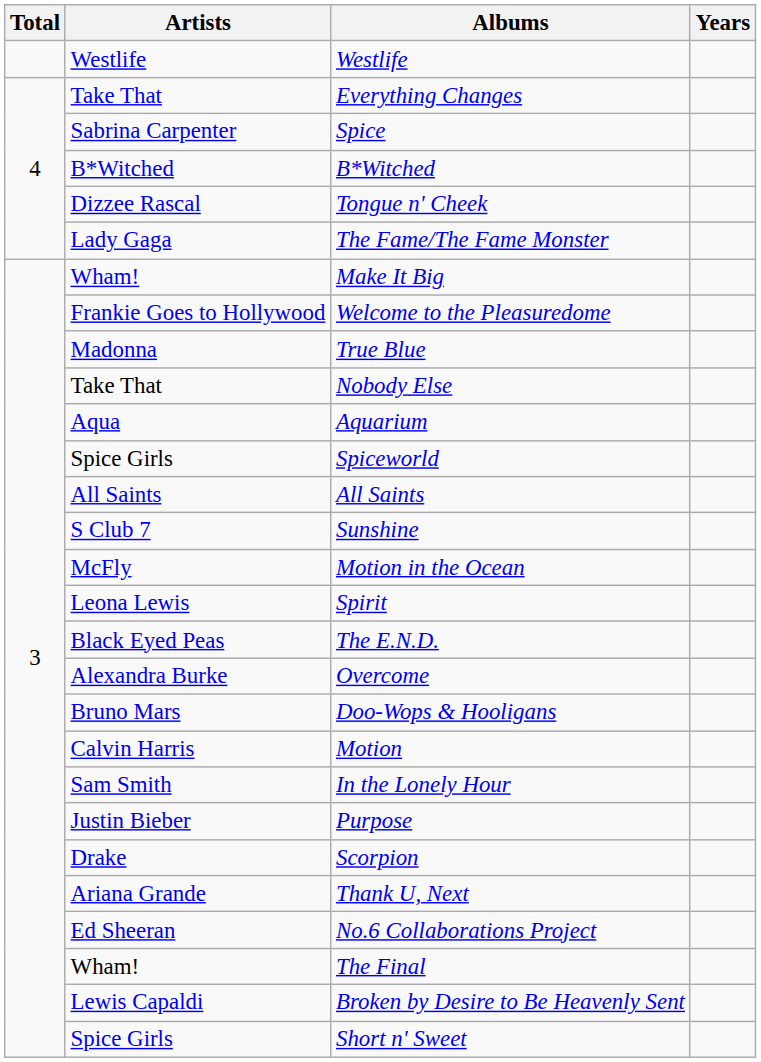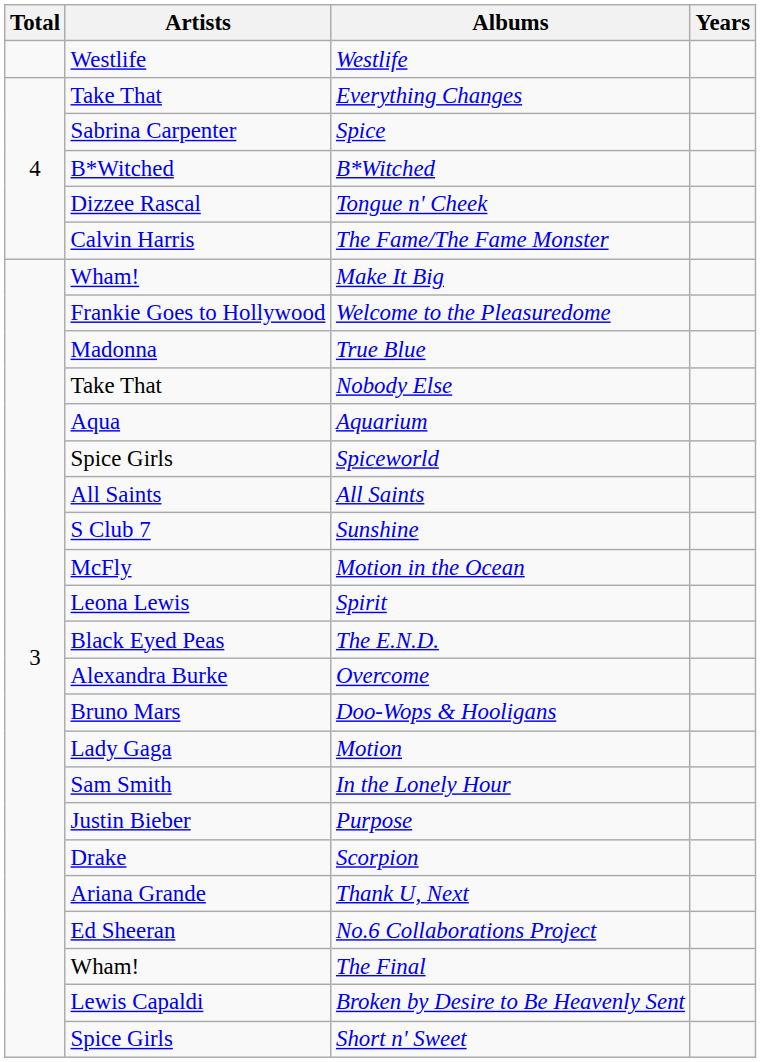(121, 240) Lady Gaga -> (133, 240) Calvin Harris
(133, 748) Calvin Harris -> (121, 748) Lady Gaga
